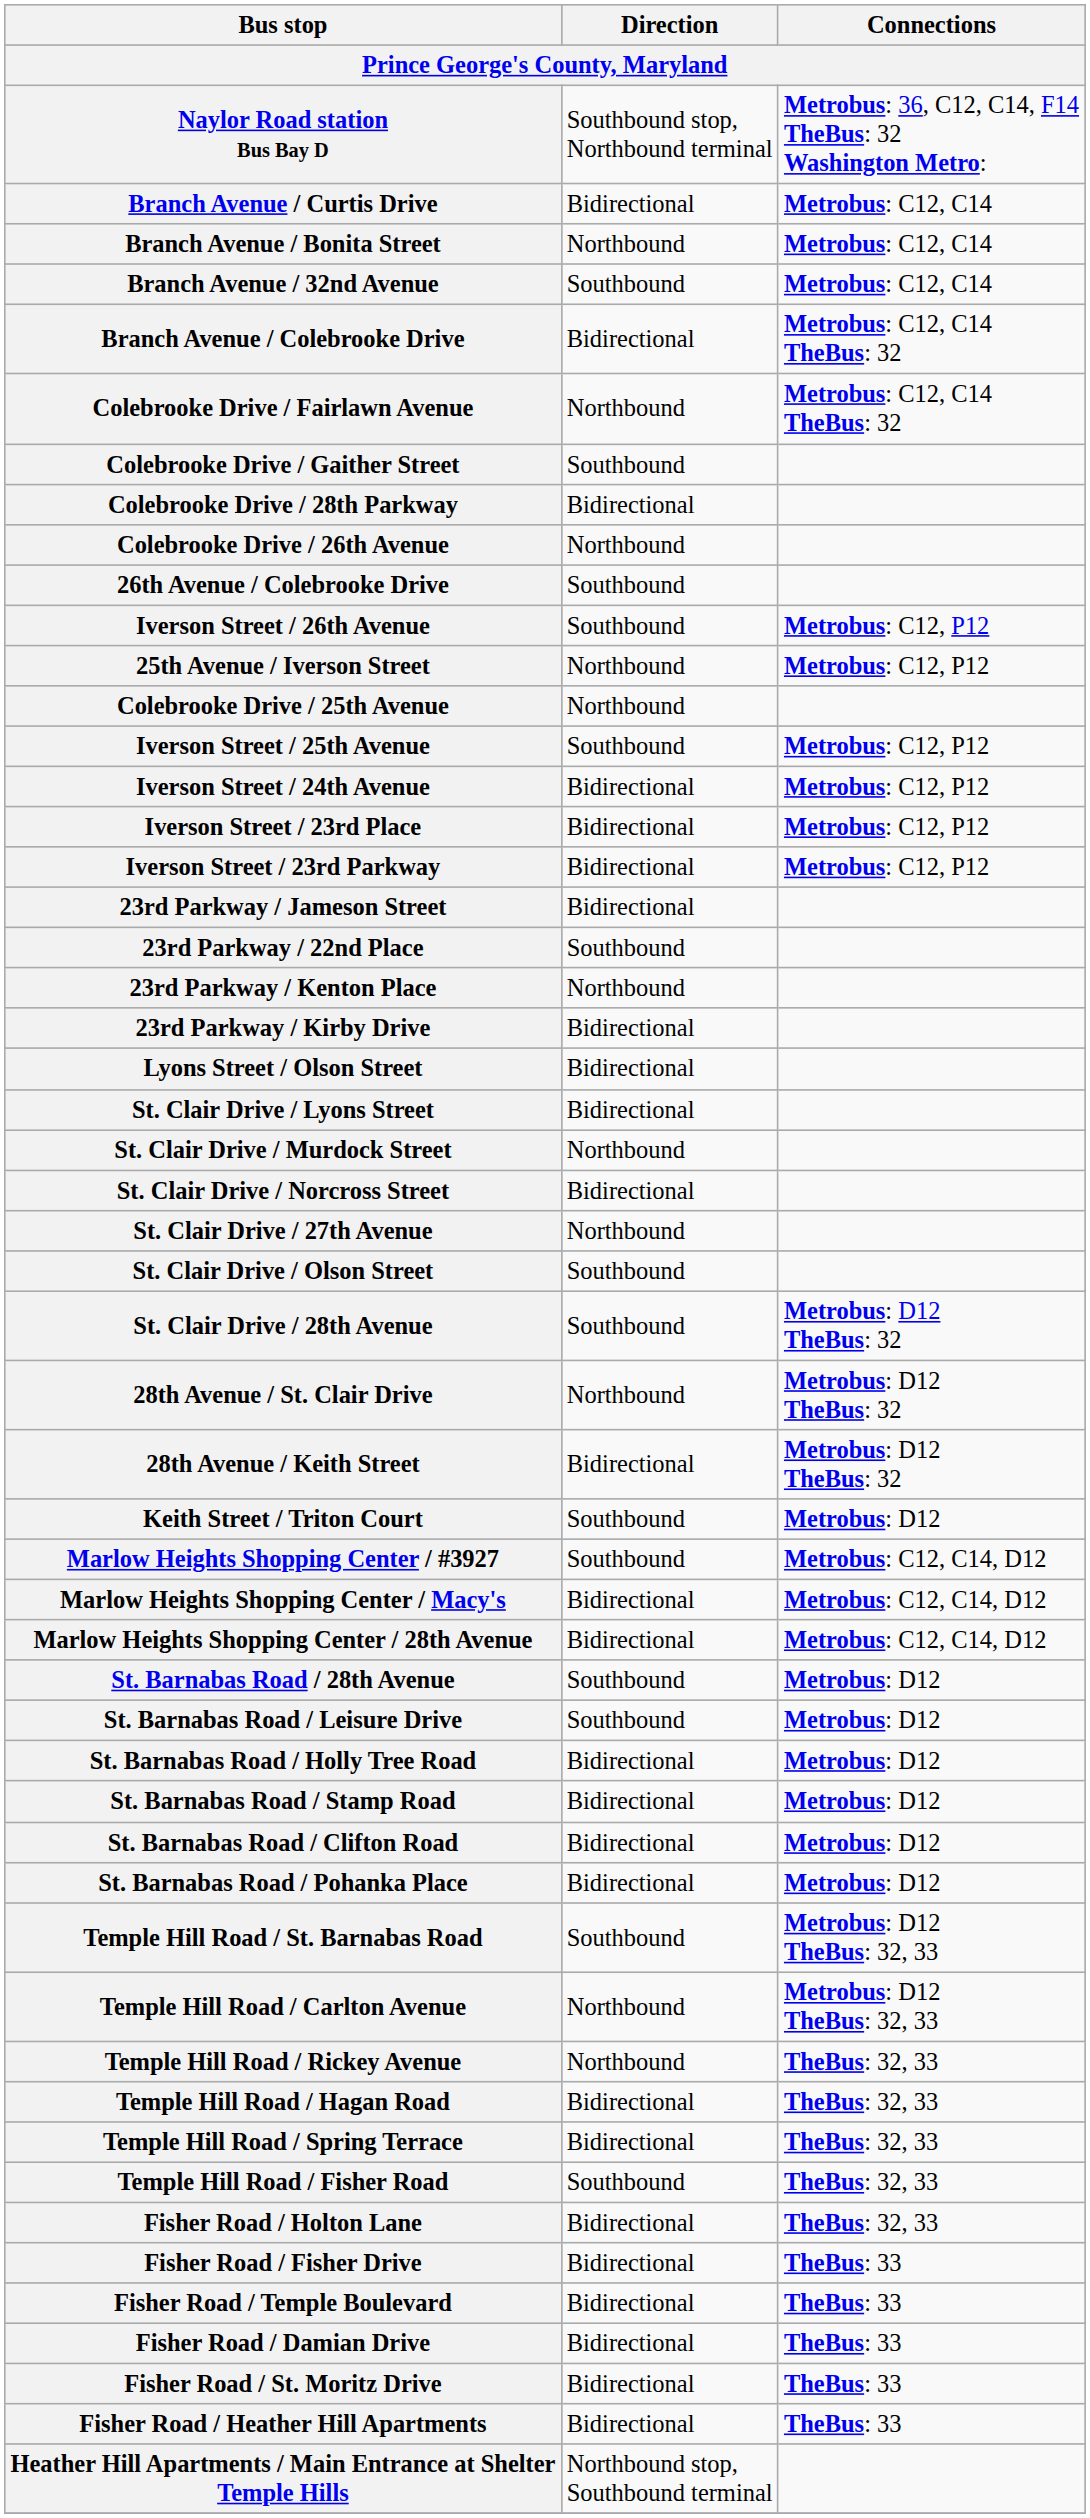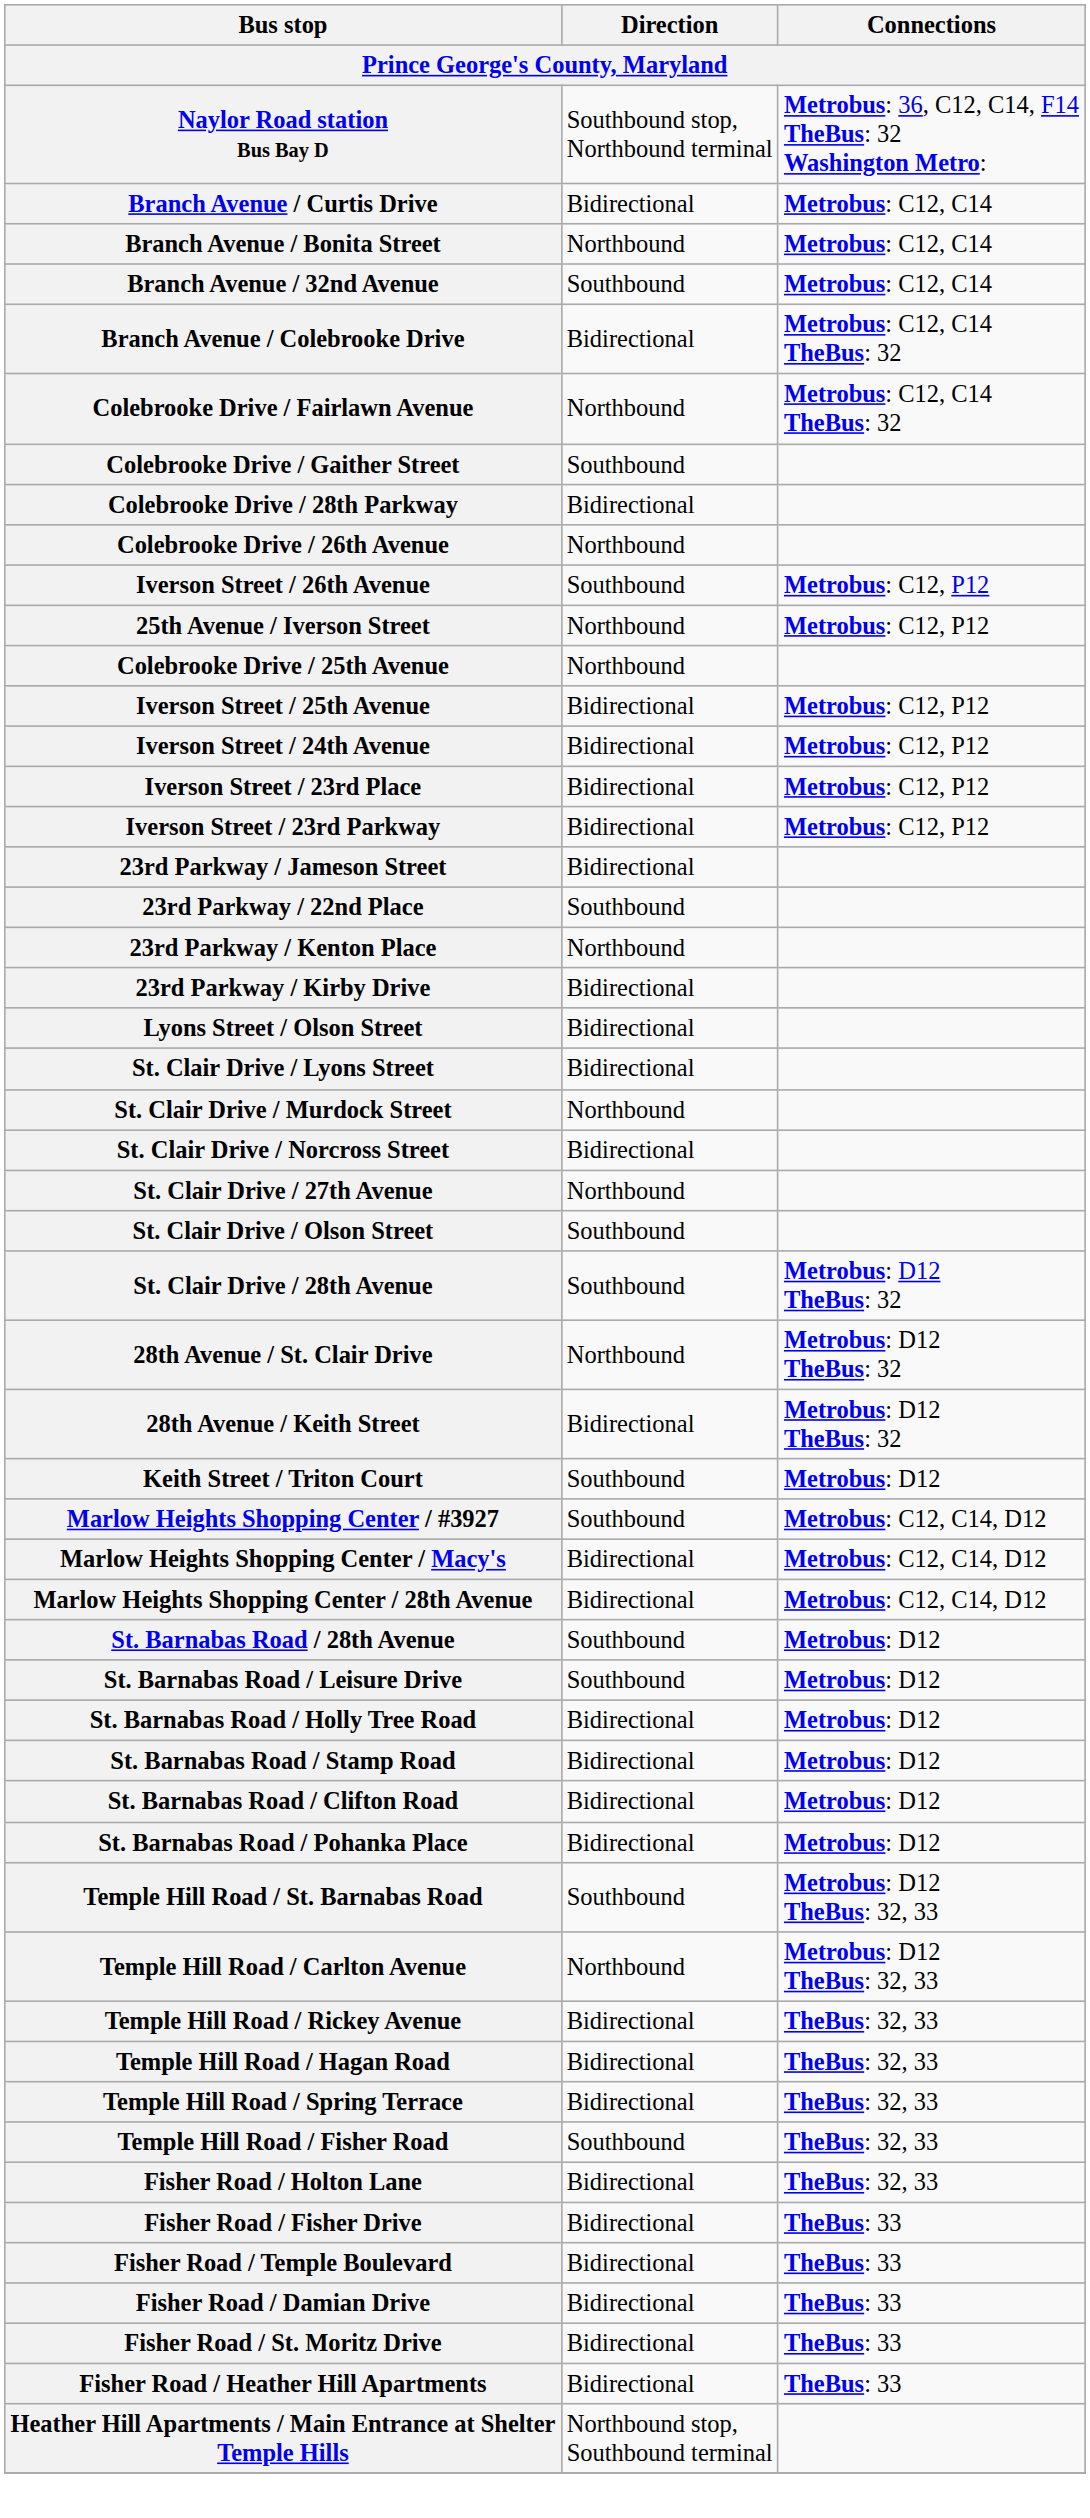- row: (283, 584)
(626, 746) Southbound -> (631, 705) Bidirectional
(626, 2061) Northbound -> (631, 2020) Bidirectional
